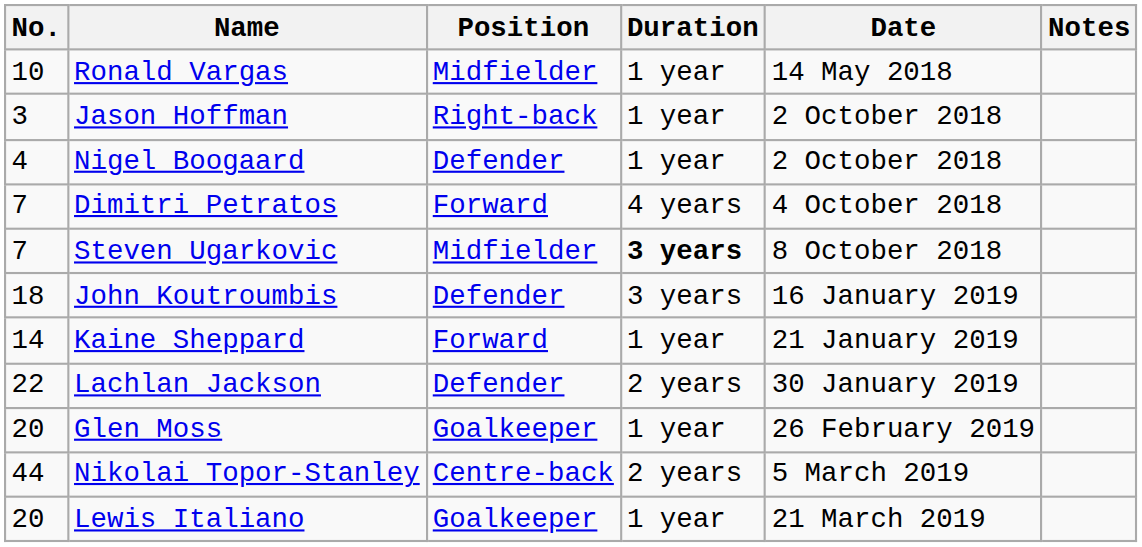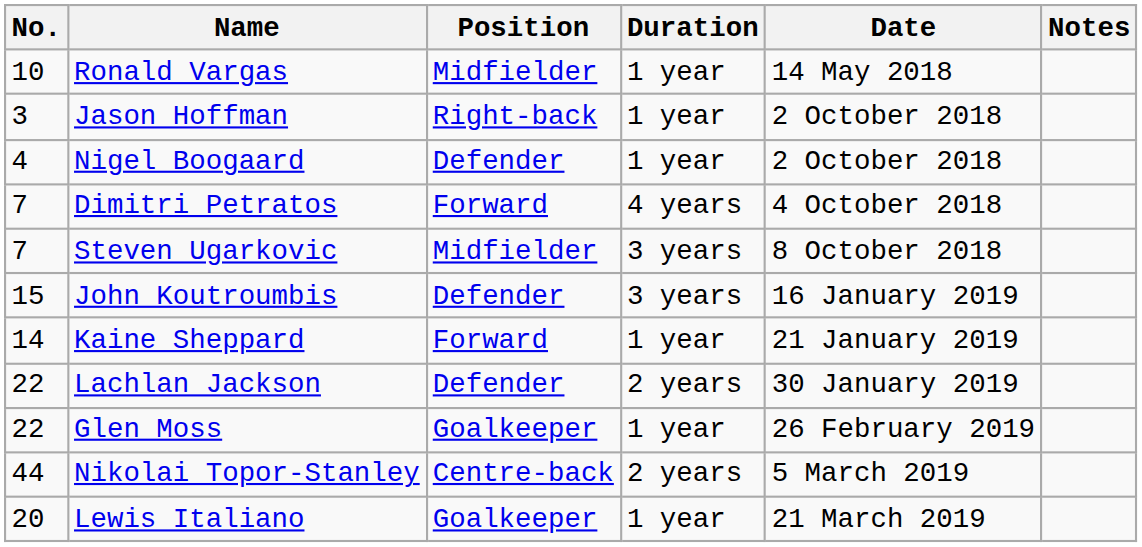(685, 251) bold -> (685, 251) normal
(28, 296) 18 -> (28, 296) 15
(28, 430) 20 -> (28, 430) 22
